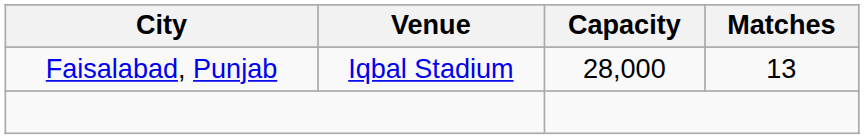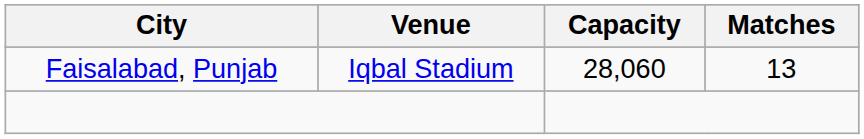(624, 68) 28,000 -> (624, 68) 28,060
